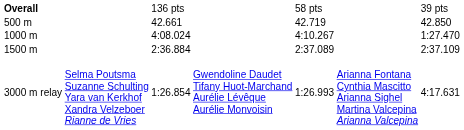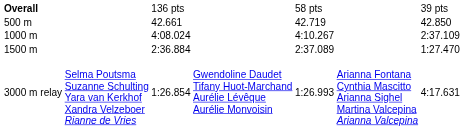(440, 36) 1:27.470 -> (440, 36) 2:37.109
(440, 50) 2:37.109 -> (440, 50) 1:27.470
